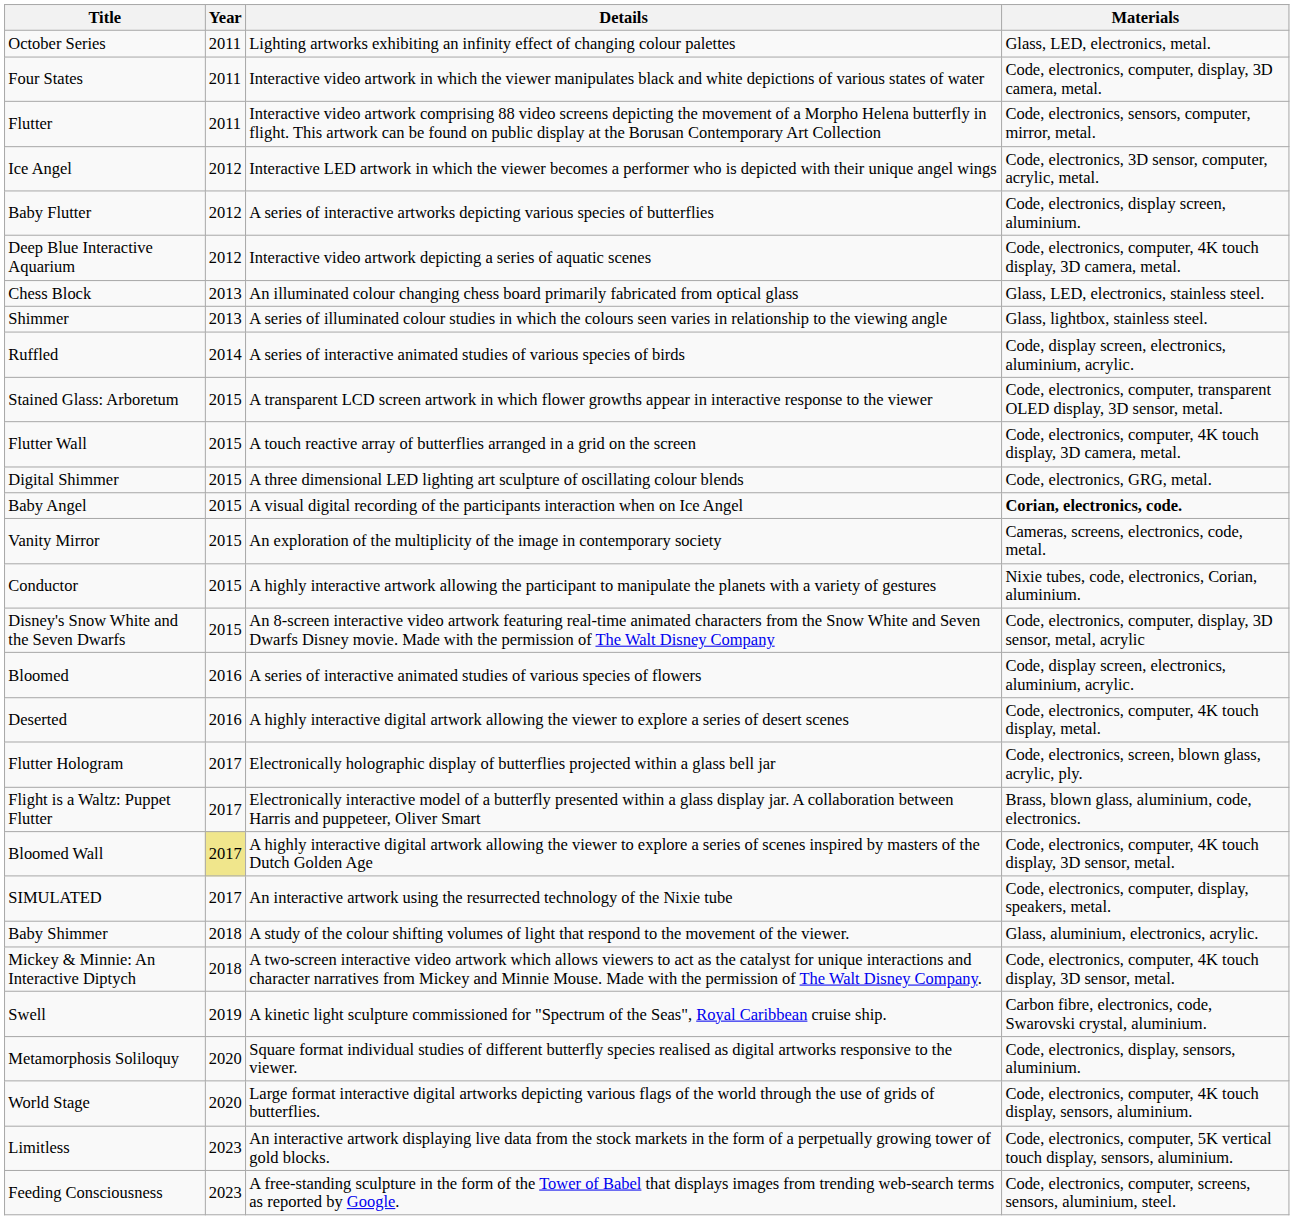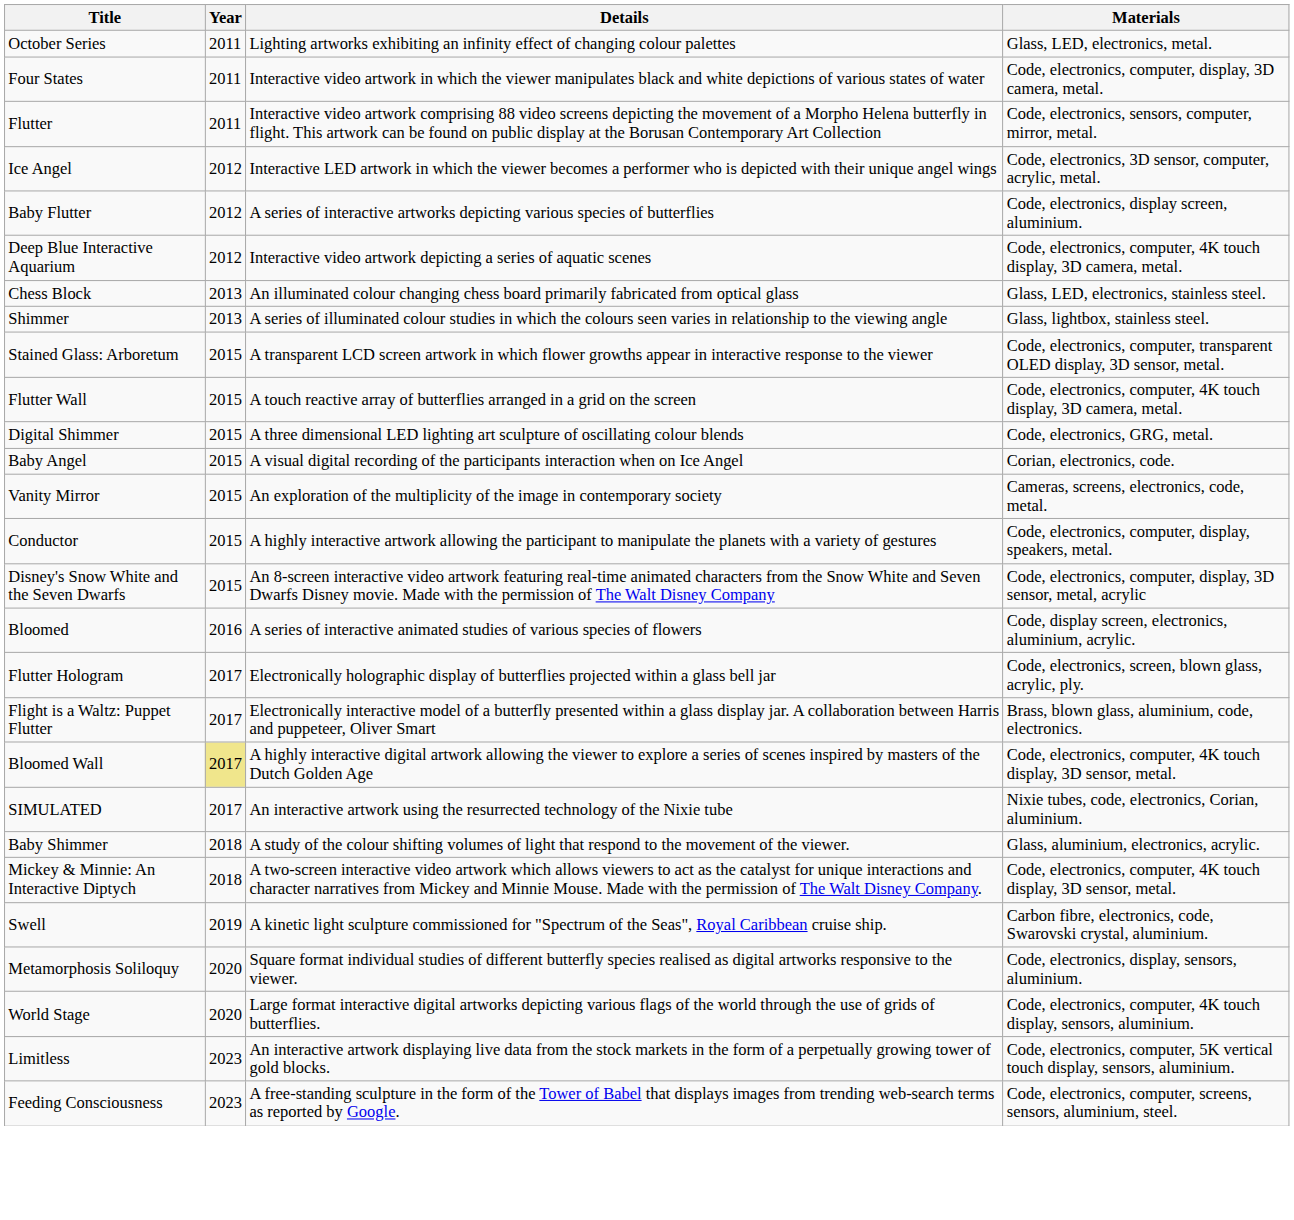- row: (33, 354)
(1094, 505) bold -> (1091, 460) normal
(1131, 585) Nixie tubes, code, electronics, Corian, aluminium. -> (1128, 541) Code, electronics, computer, display, speakers, metal.
- row: (38, 719)
(1127, 898) Code, electronics, computer, display, speakers, metal. -> (1133, 809) Nixie tubes, code, electronics, Corian, aluminium.
